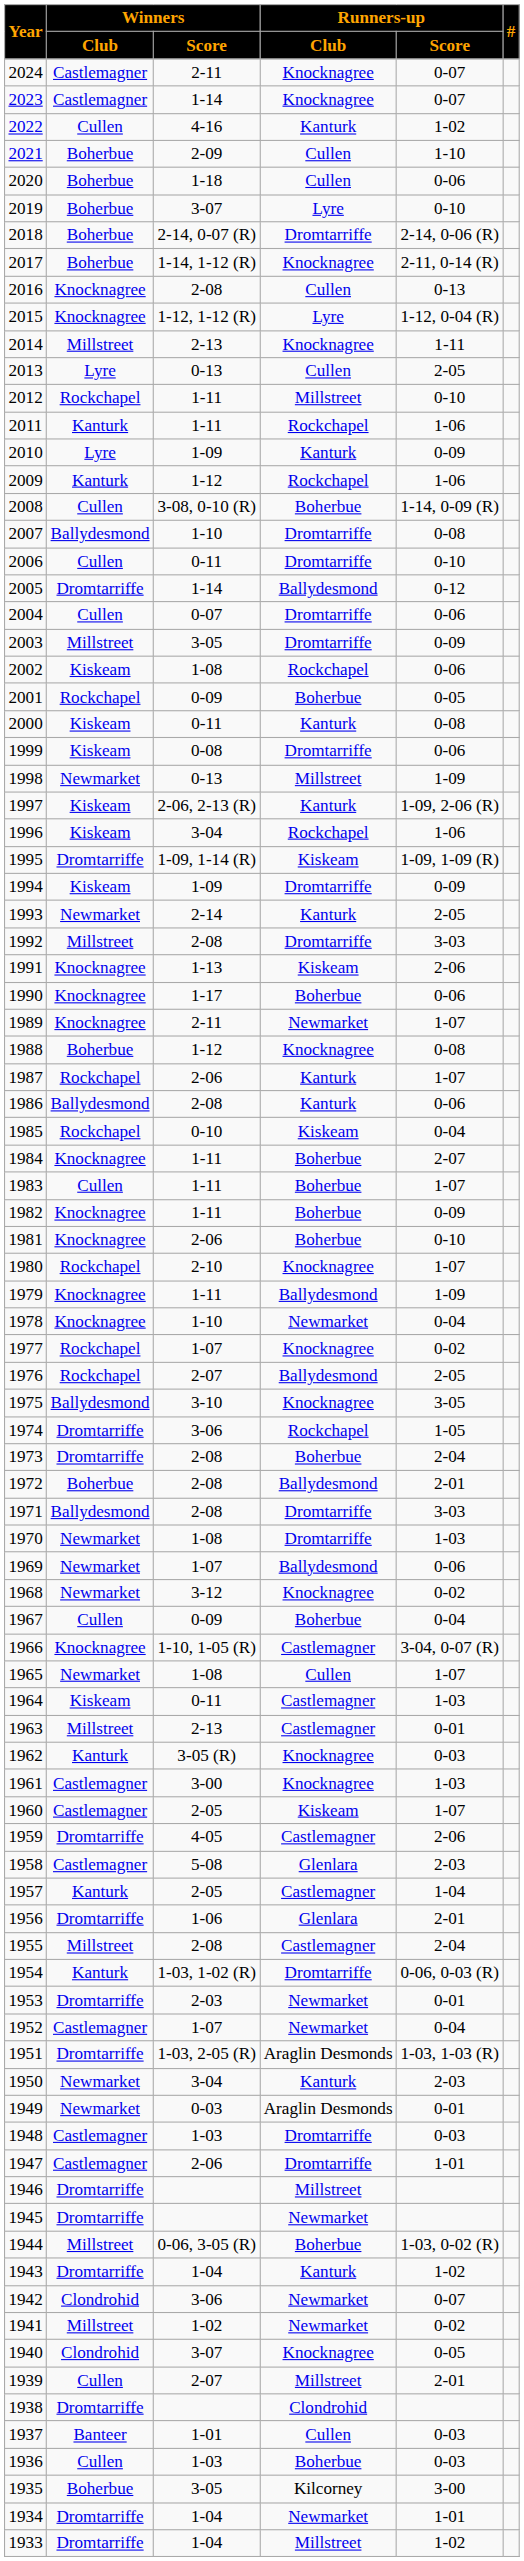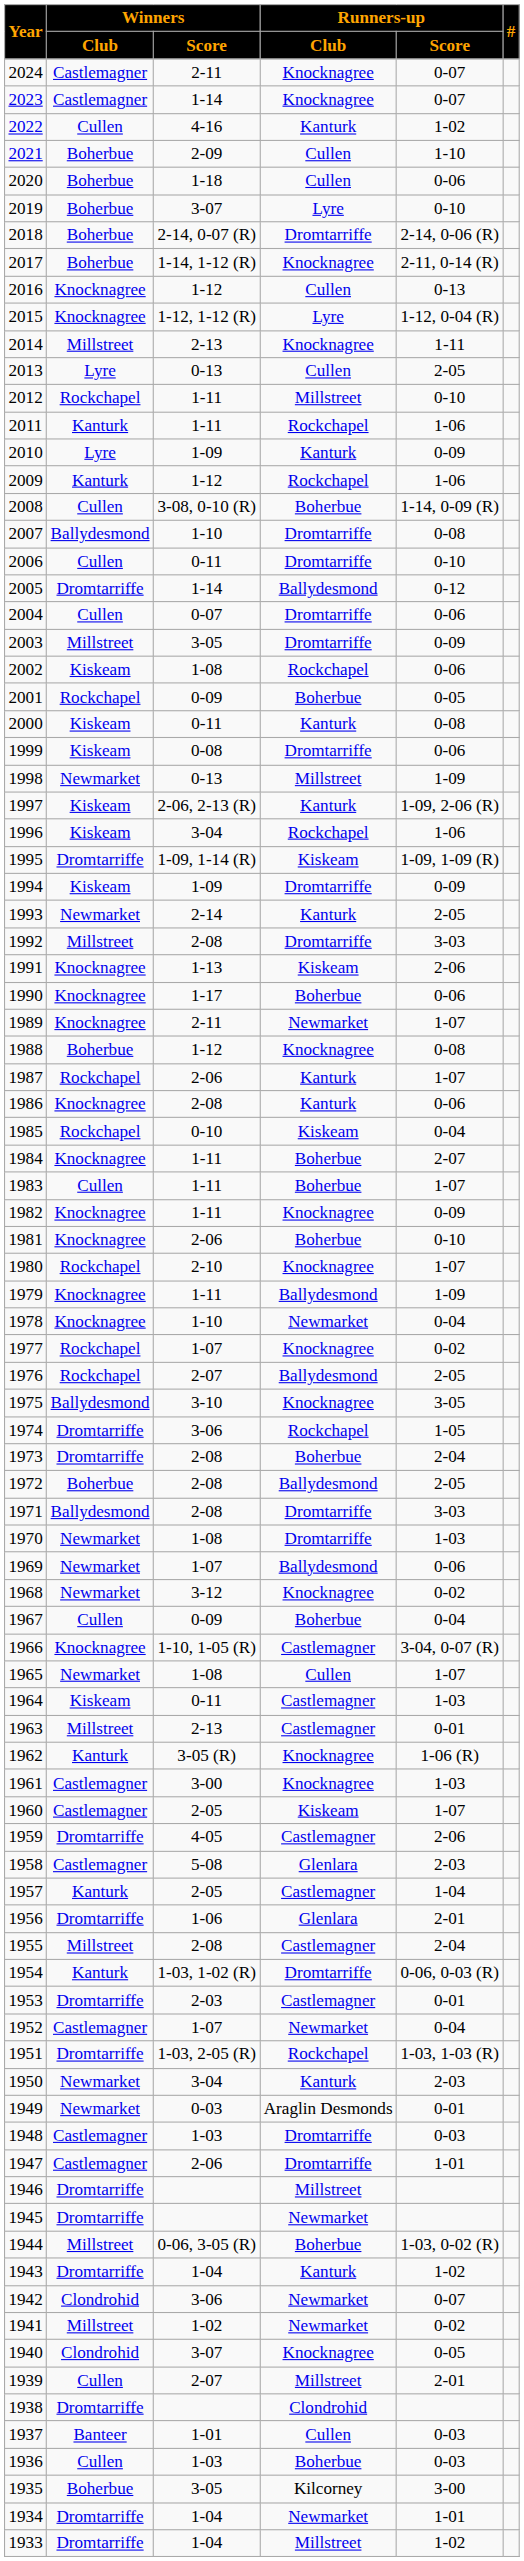(207, 289) 2-08 -> (207, 289) 1-12
(100, 1104) Ballydesmond -> (100, 1104) Knocknagree
(328, 1212) Boherbue -> (328, 1212) Knocknagree
(450, 1484) 2-01 -> (450, 1484) 2-05
(450, 1755) 0-03 -> (450, 1755) 1-06 (R)
(328, 2000) Newmarket -> (328, 2000) Castlemagner
(328, 2054) Araglin Desmonds -> (328, 2054) Rockchapel
